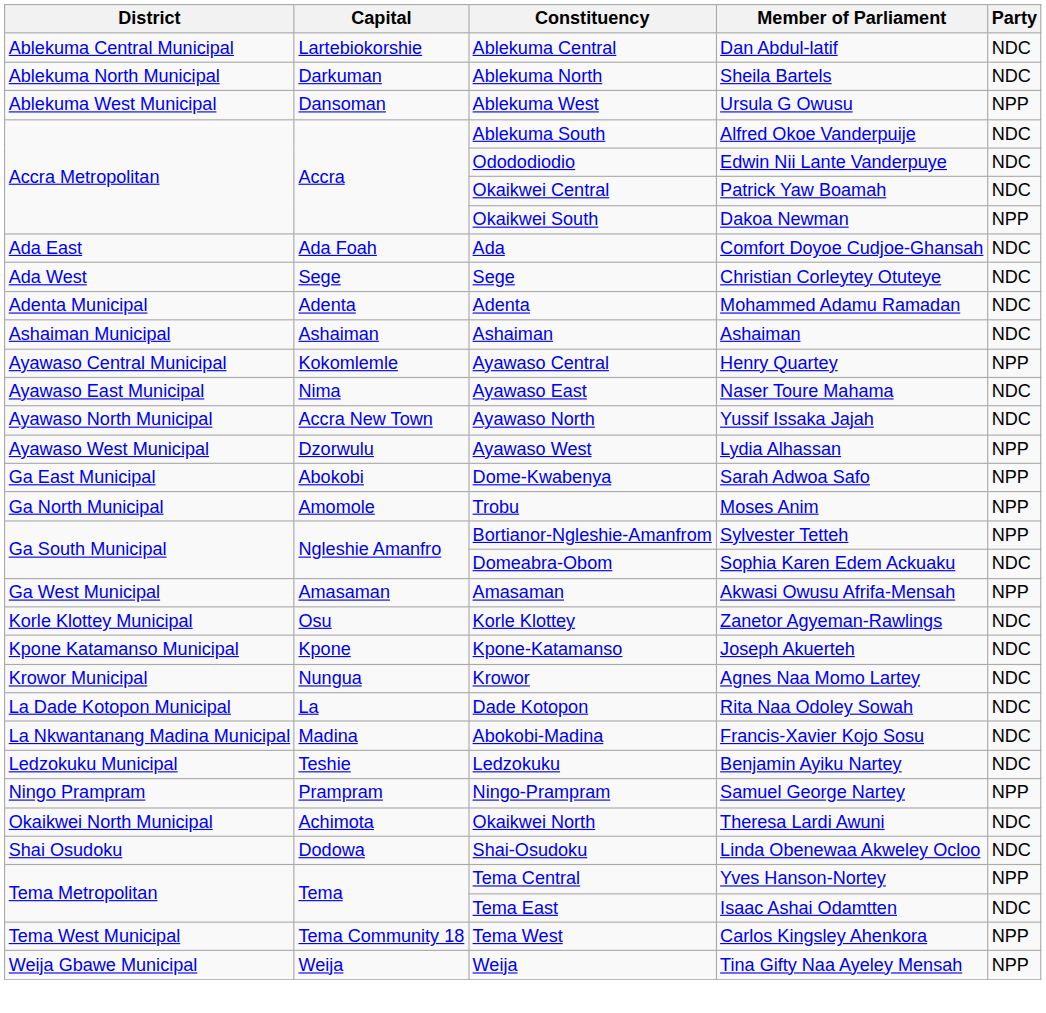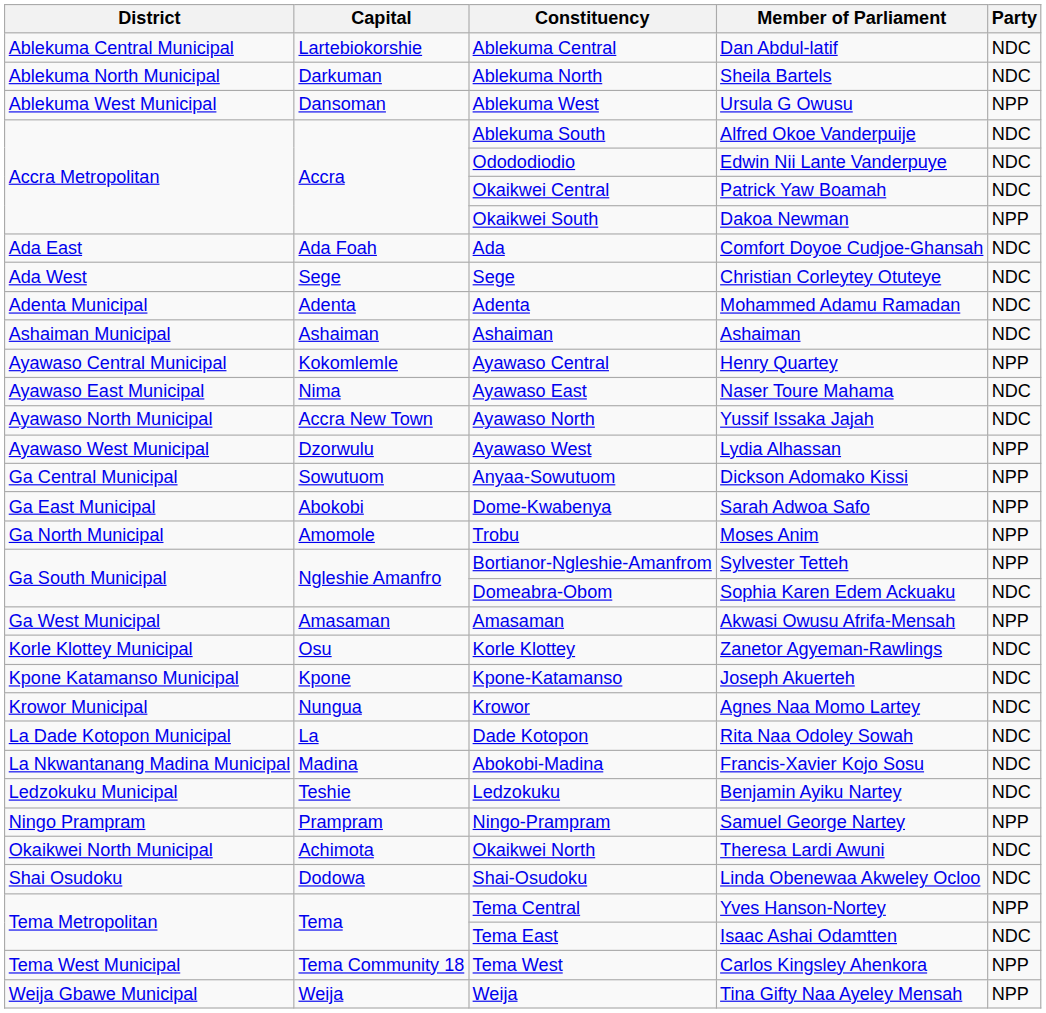+ row: (544, 477)
